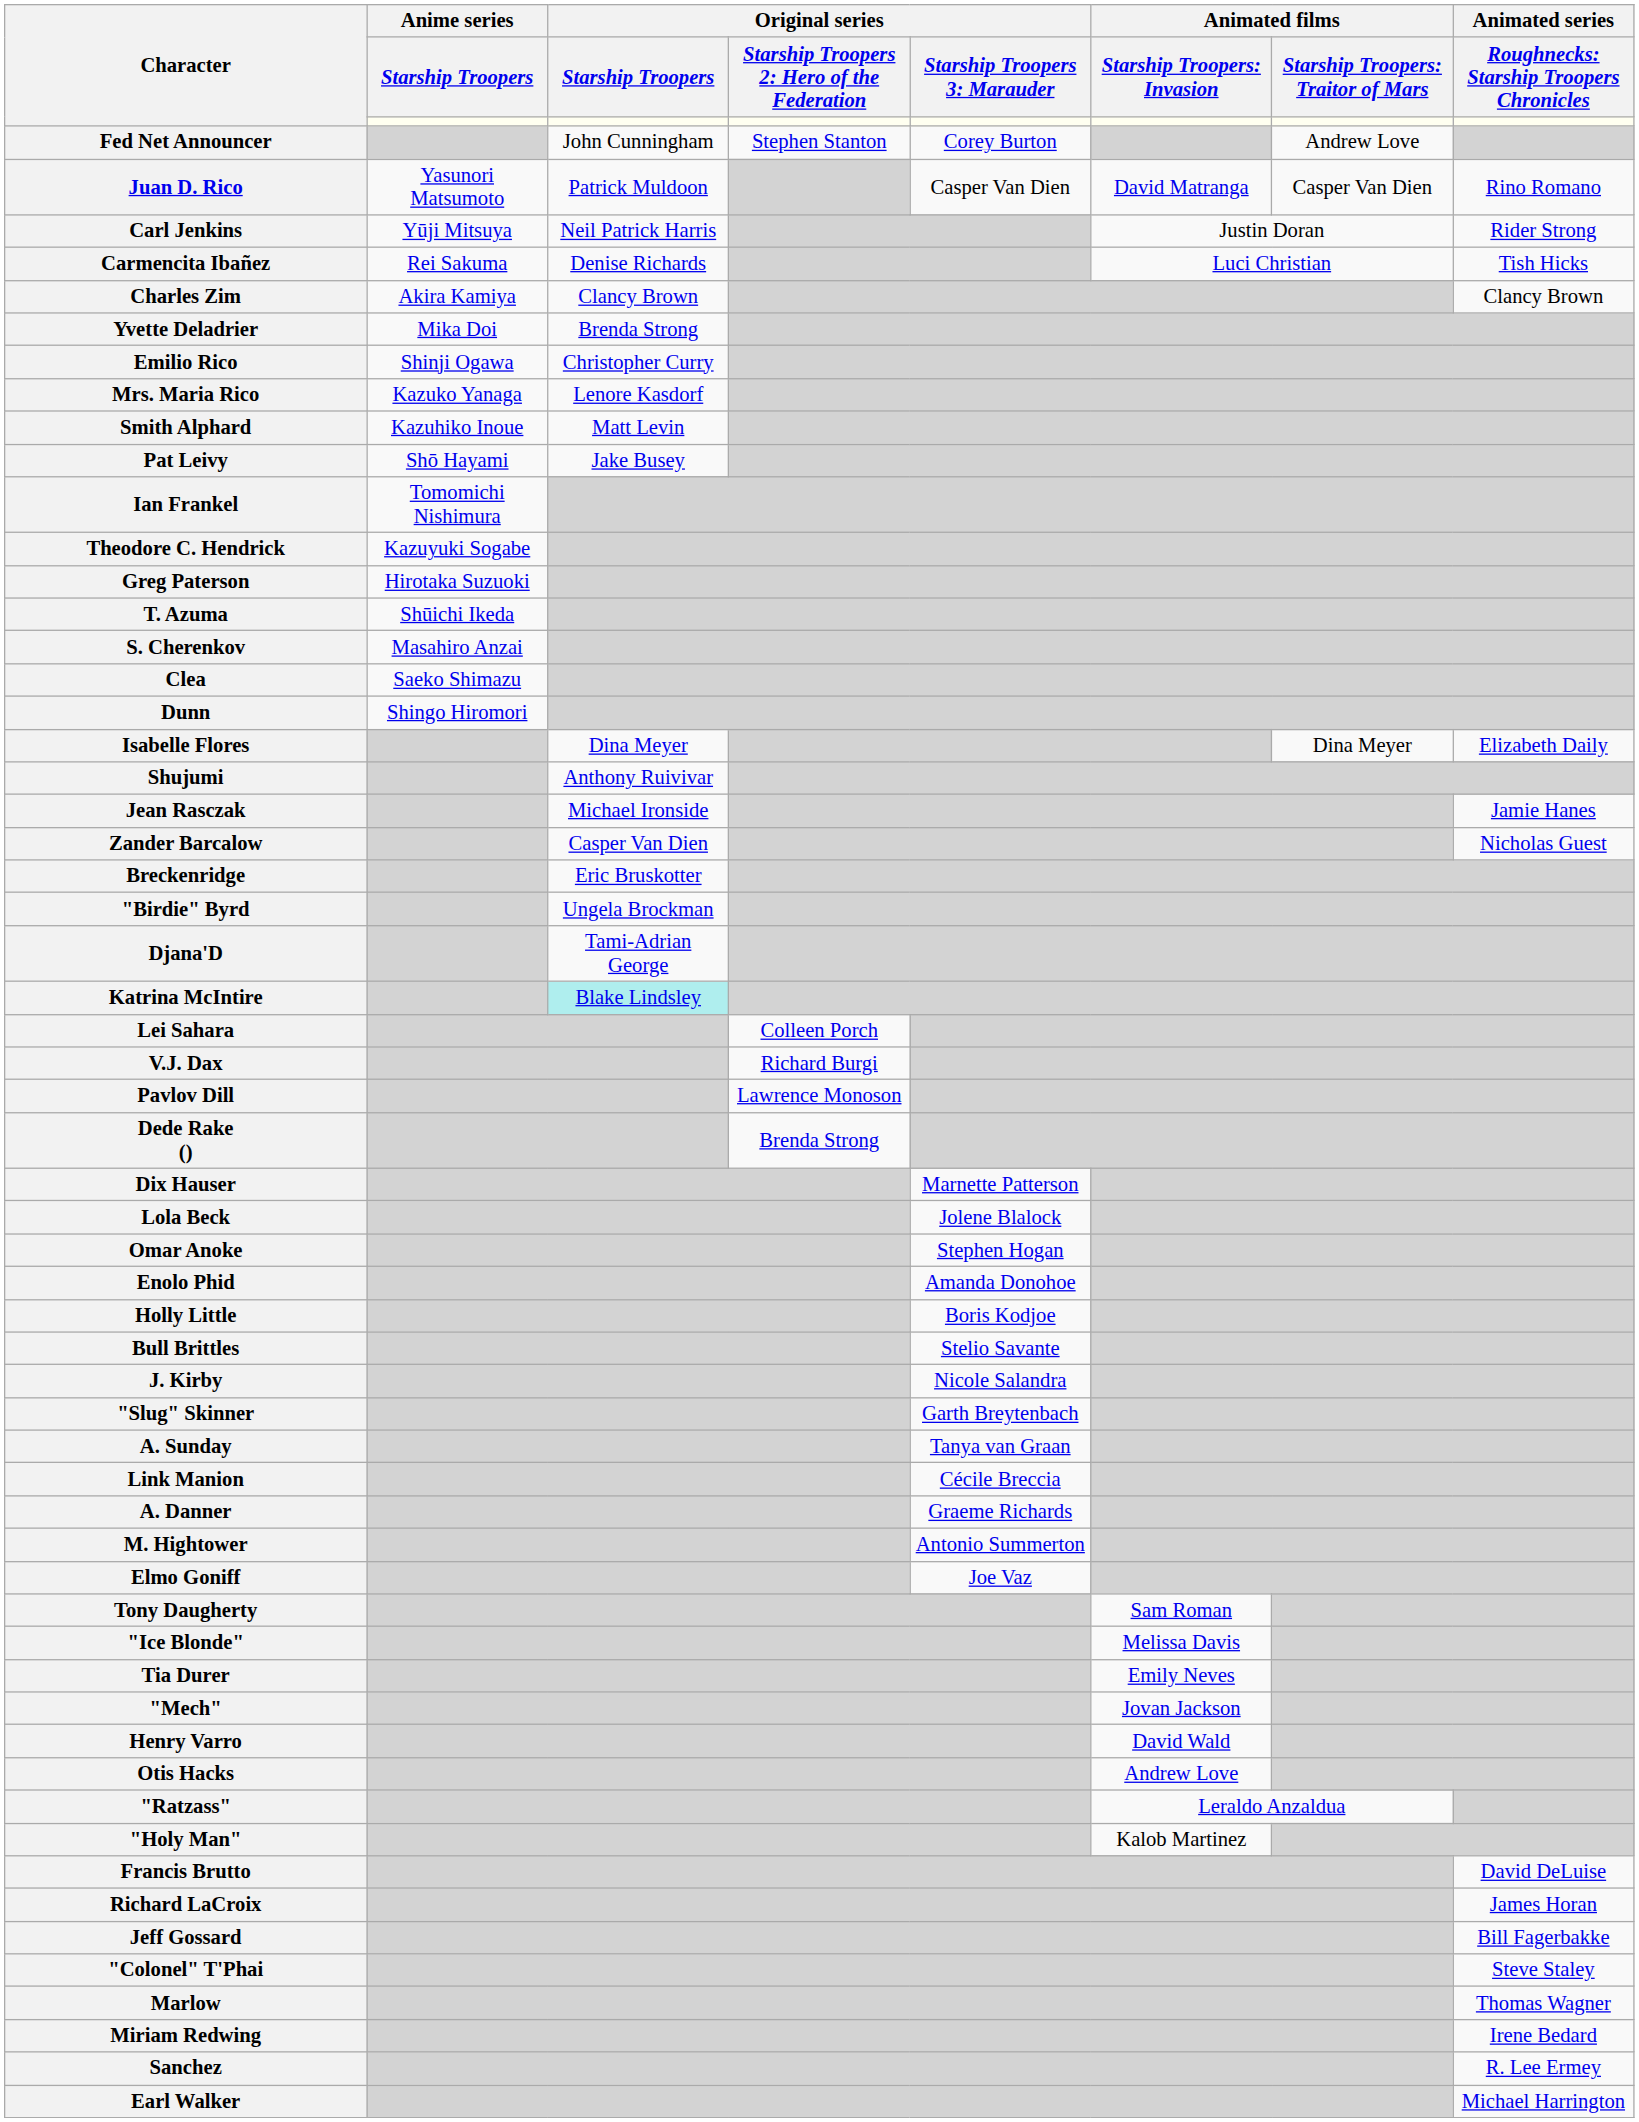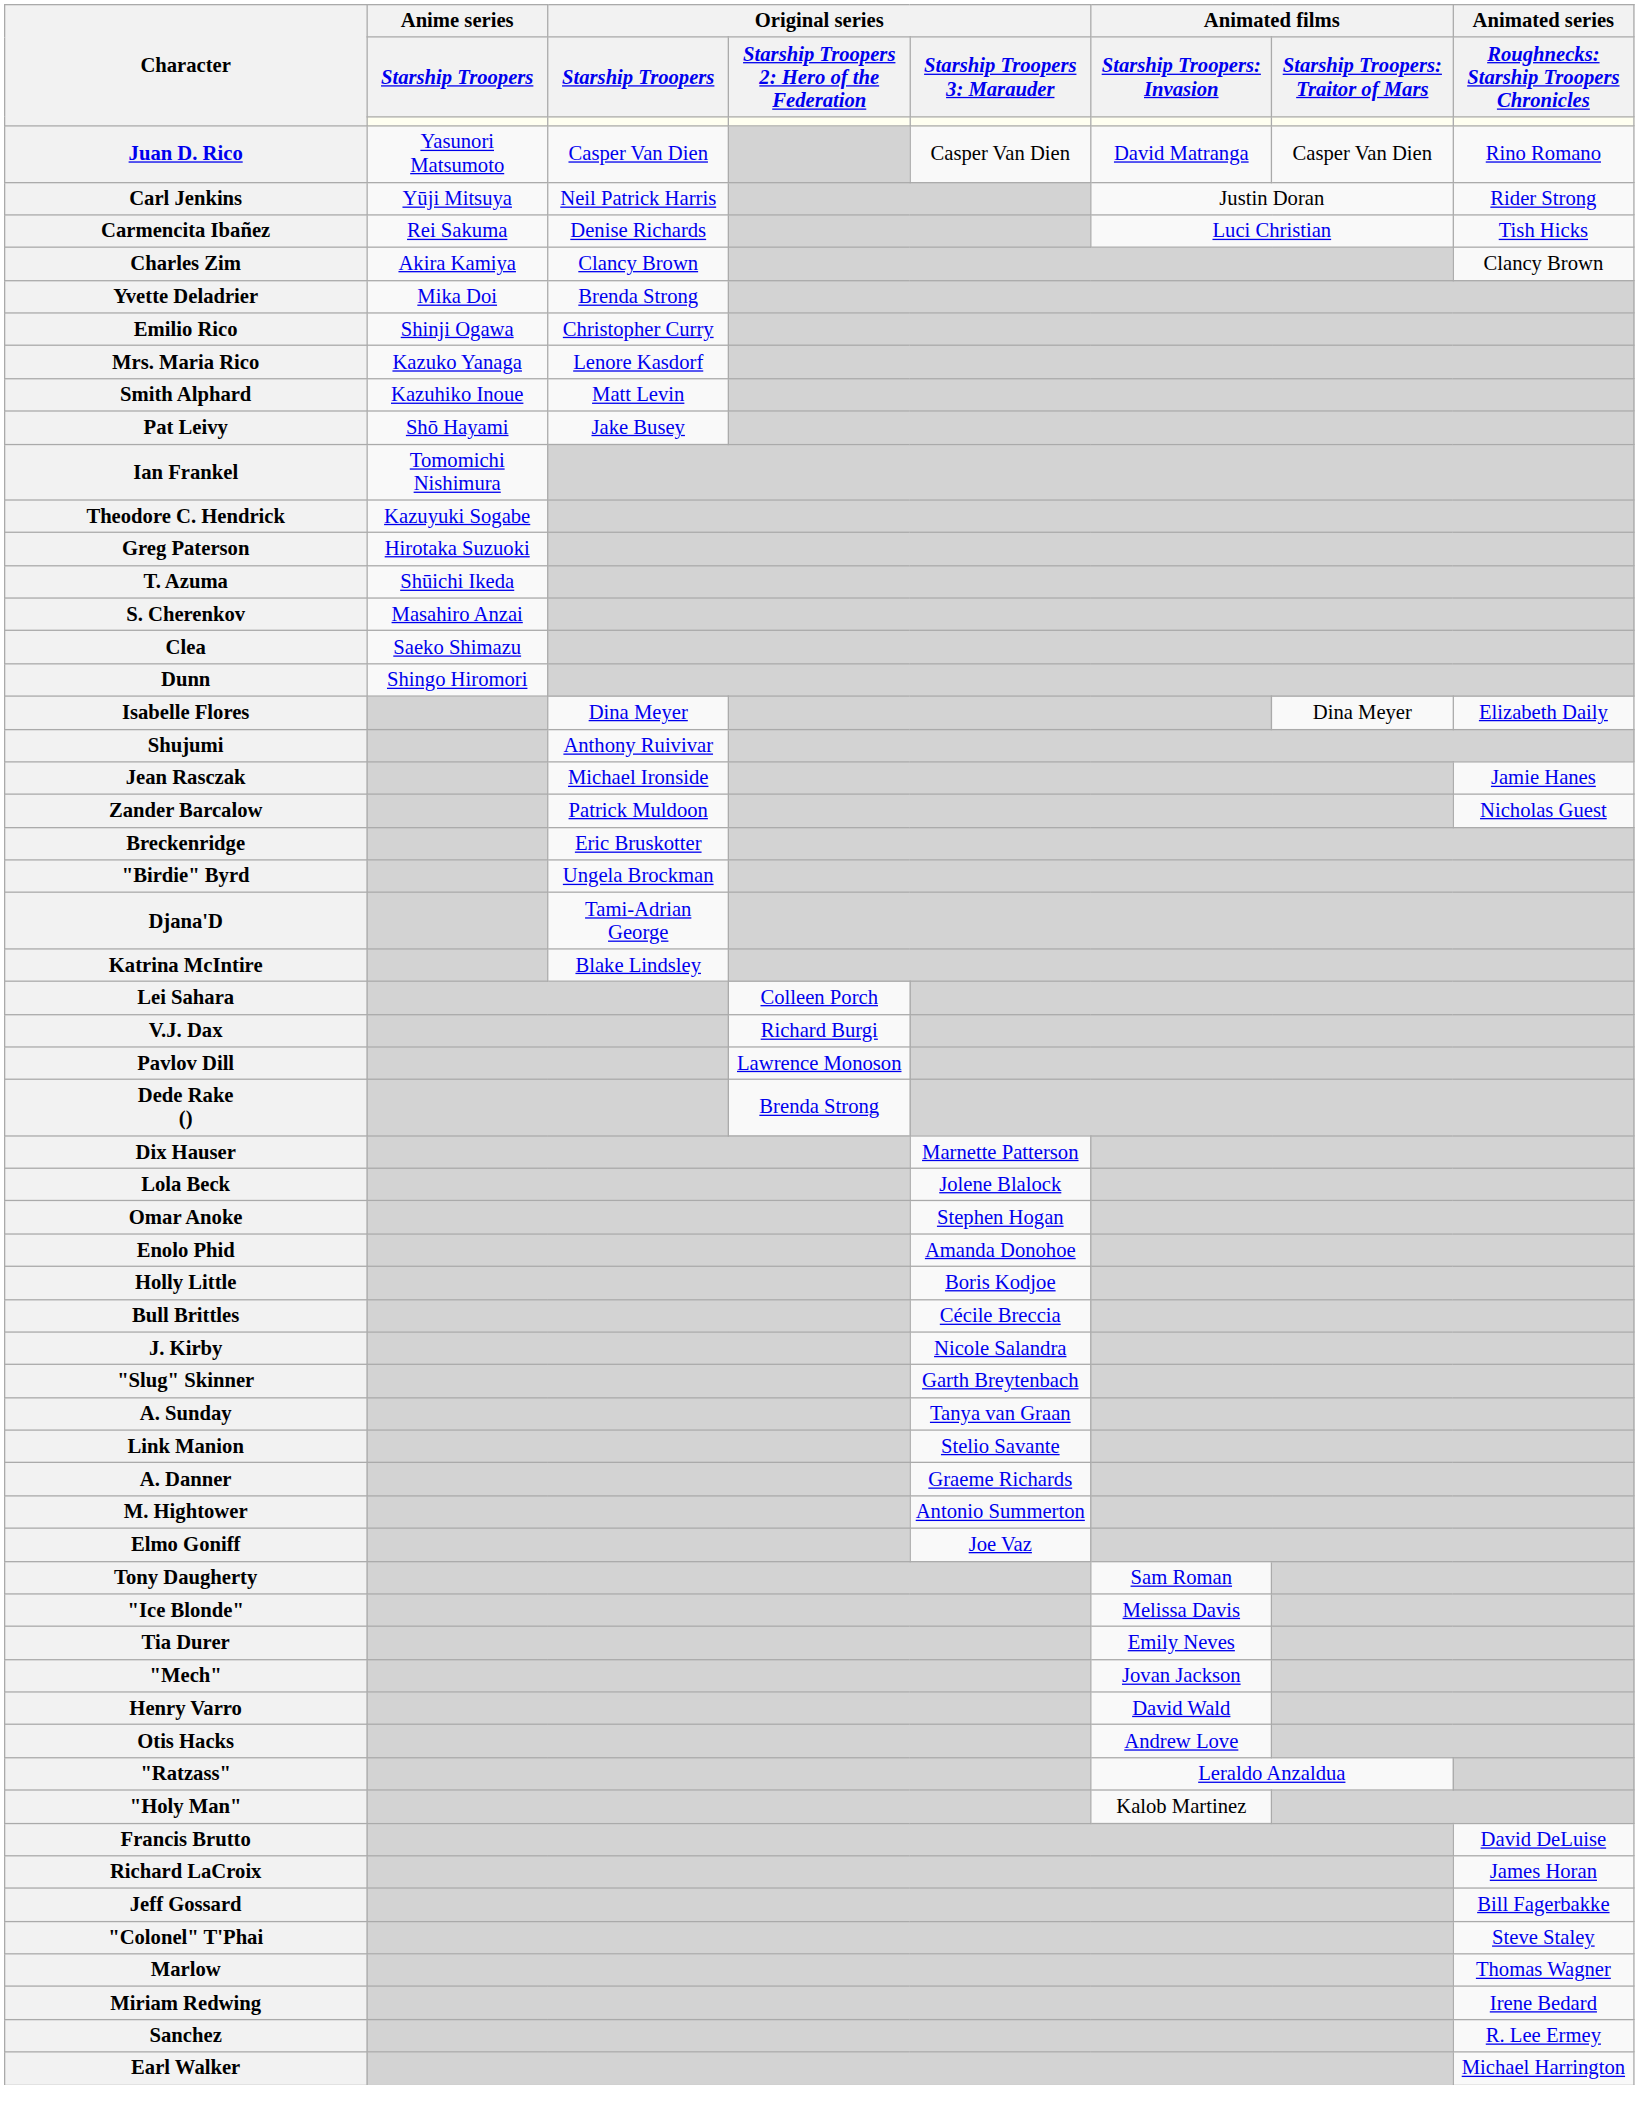- row: (186, 142)
(638, 186) Patrick Muldoon -> (638, 153) Casper Van Dien
(638, 843) Casper Van Dien -> (638, 810) Patrick Muldoon
(638, 997) paleturquoise background -> (638, 964) no background
(1000, 1348) Stelio Savante -> (1000, 1315) Cécile Breccia
(1000, 1479) Cécile Breccia -> (1000, 1446) Stelio Savante
